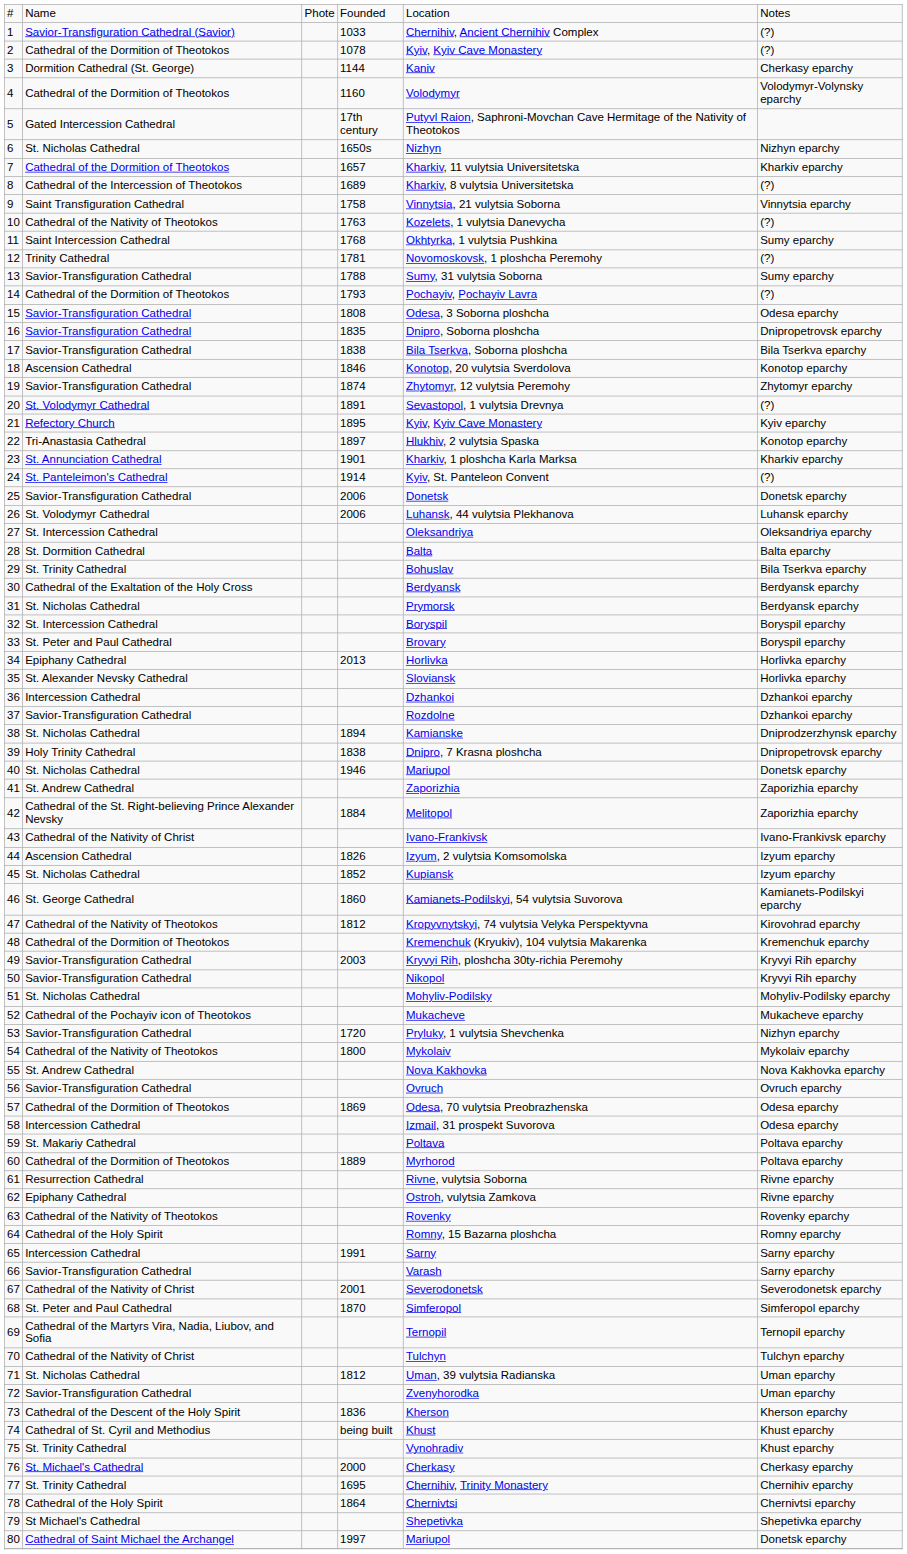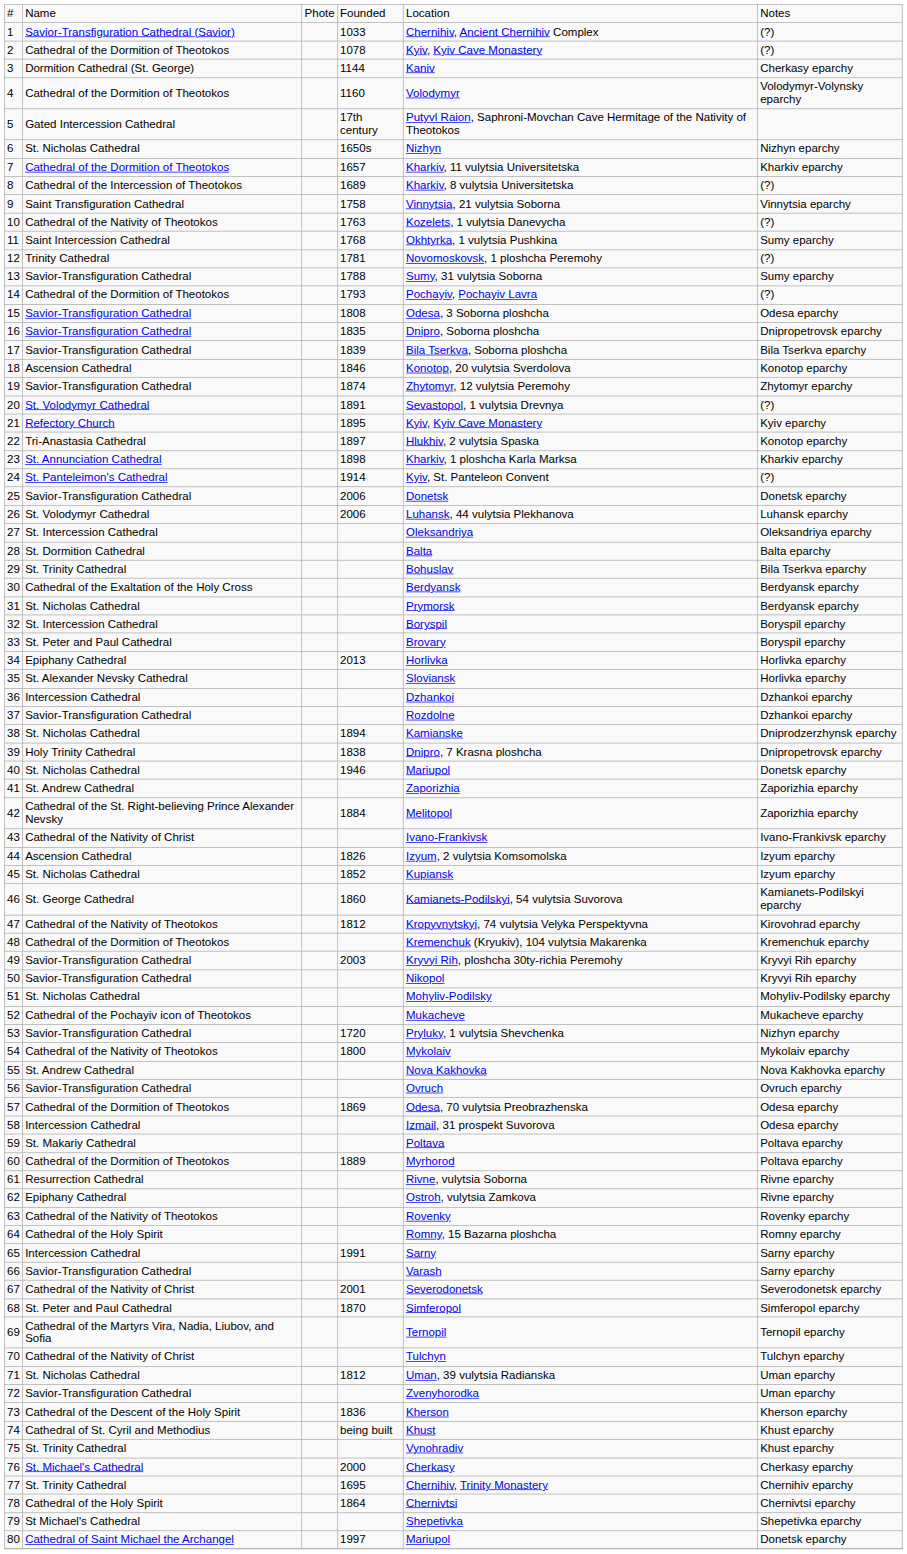(353, 350) 1838 -> (353, 350) 1839
(353, 459) 1901 -> (353, 459) 1898
